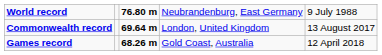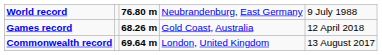rows swapped: (59, 27) <-> (39, 43)
